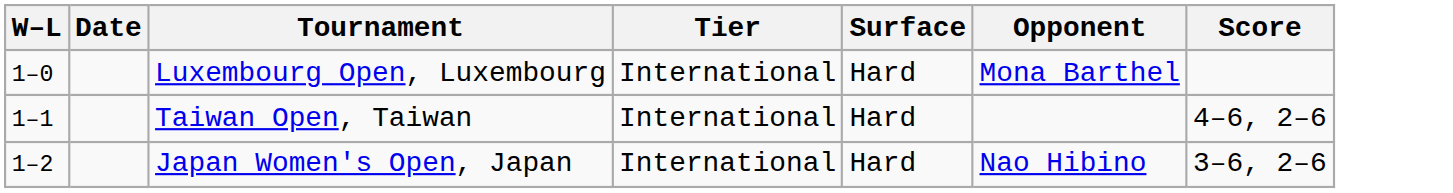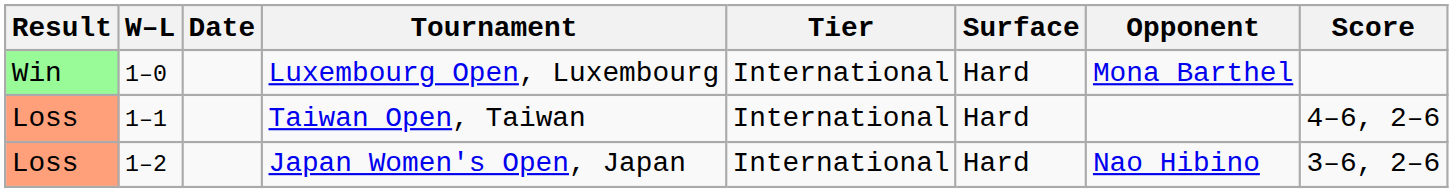+ column: (62, 28)
